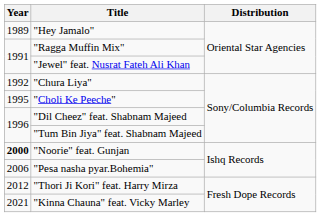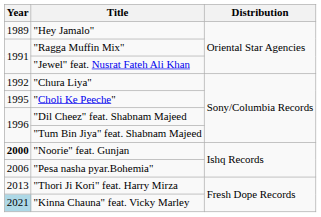(18, 185) 2012 -> (18, 185) 2013
(18, 202) no background -> (18, 202) lightblue background
